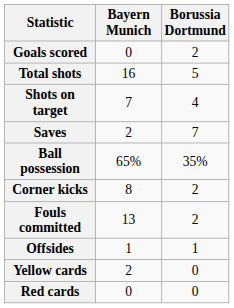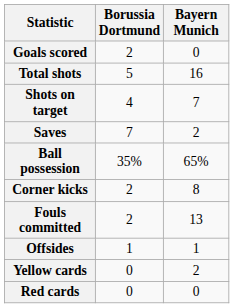columns swapped: (195, 22) <-> (129, 22)
